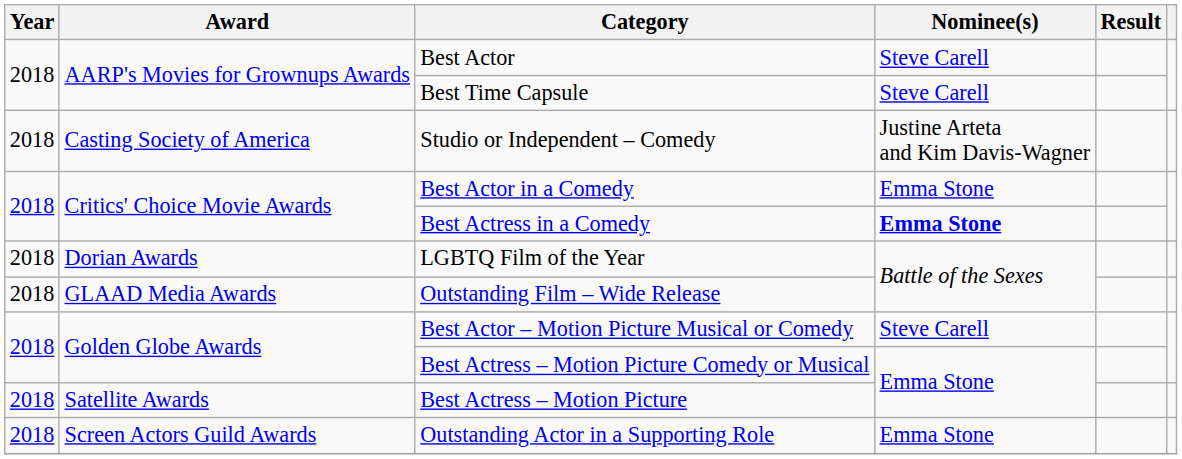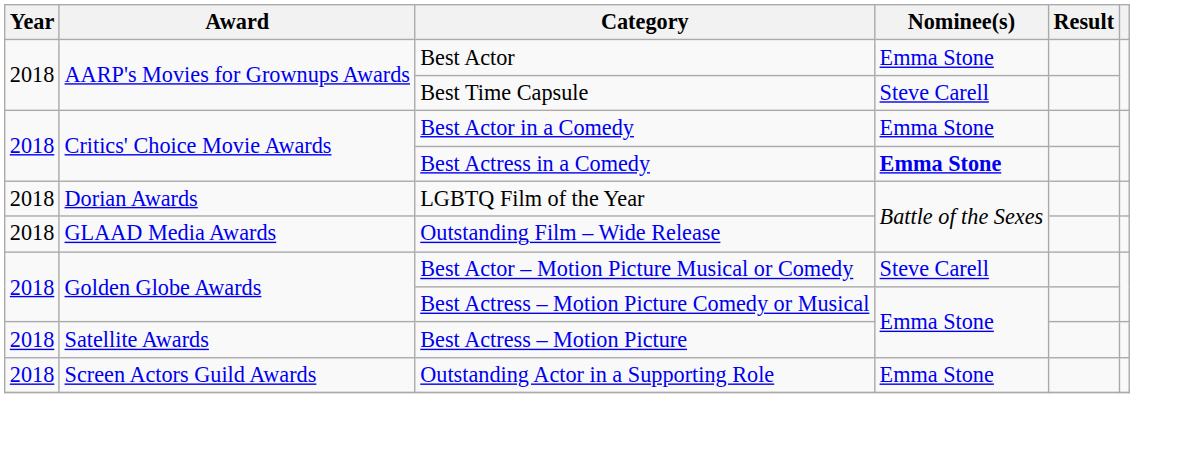(934, 57) Steve Carell -> (937, 57) Emma Stone
- row: (568, 140)
